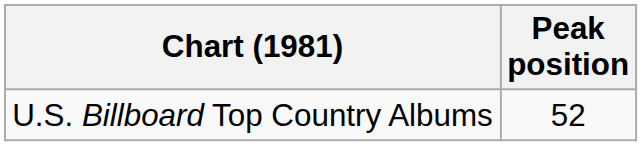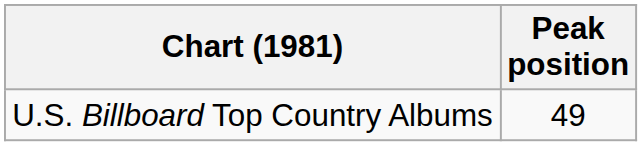(568, 114) 52 -> (568, 114) 49
